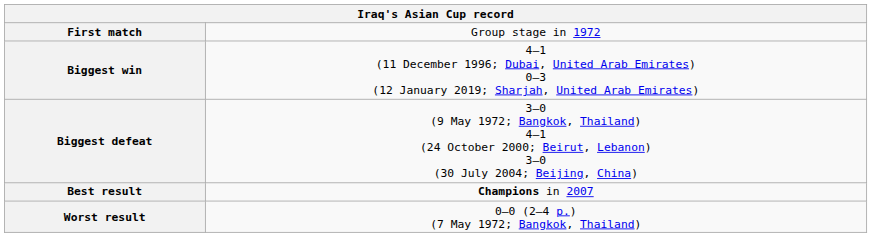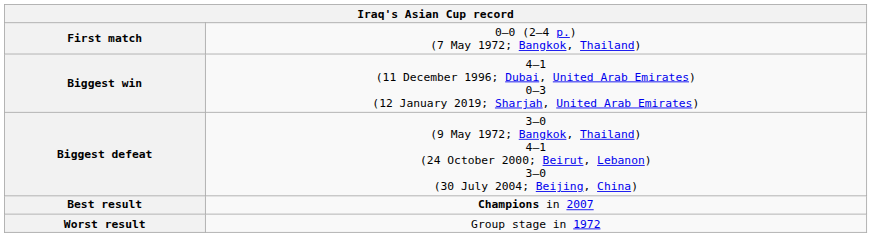(536, 32) Group stage in 1972 -> (536, 39) 0–0 (2–4 p.) (7 May 1972; Bangkok, Thailand)
(536, 217) 0–0 (2–4 p.) (7 May 1972; Bangkok, Thailand) -> (536, 223) Group stage in 1972
